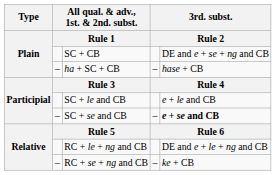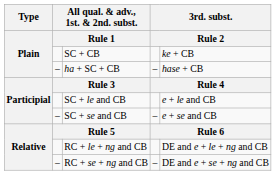(215, 54) DE and e + se + ng and CB -> (178, 54) ke + CB
(190, 116) bold -> (189, 116) normal
(178, 162) ke + CB -> (215, 162) DE and e + se + ng and CB
